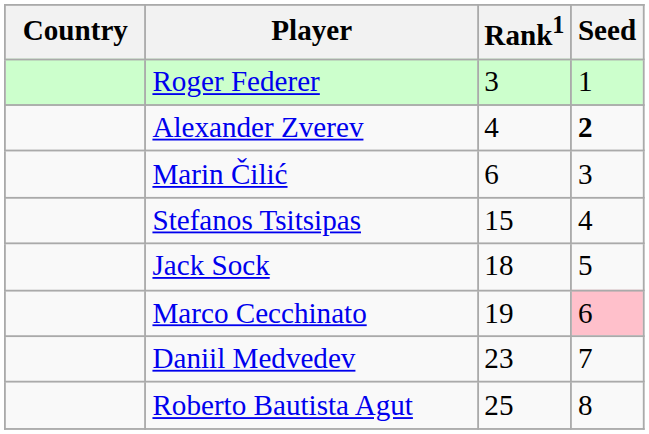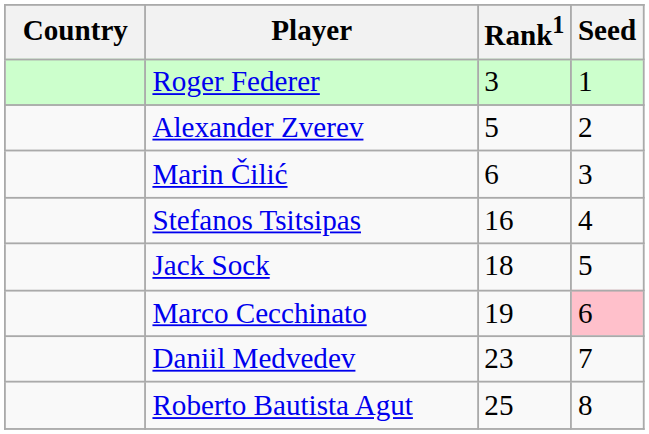(492, 127) 4 -> (492, 127) 5
(585, 127) bold -> (585, 127) normal
(499, 220) 15 -> (499, 220) 16
